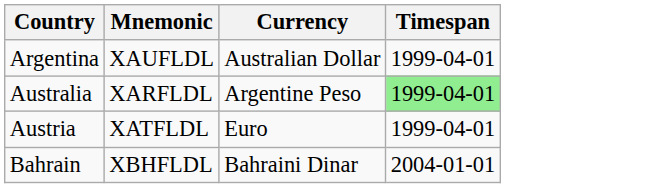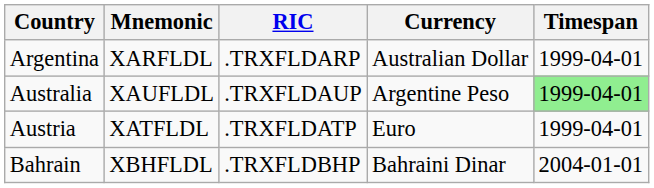+ column: (293, 22)
(162, 57) XAUFLDL -> (161, 57) XARFLDL
(161, 93) XARFLDL -> (162, 93) XAUFLDL
